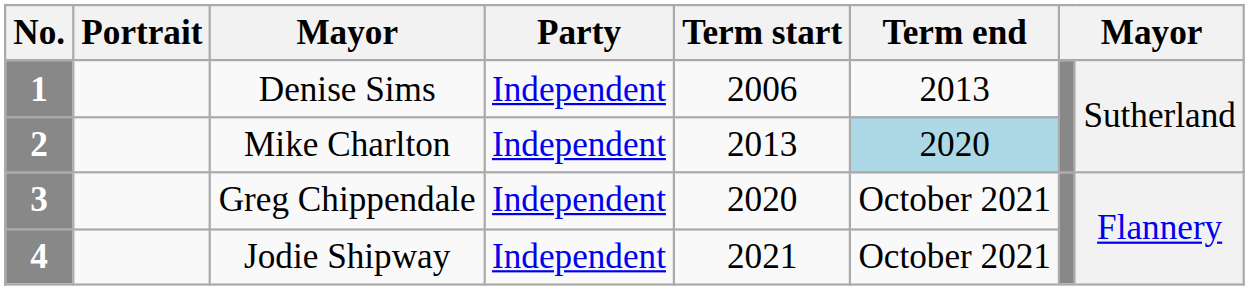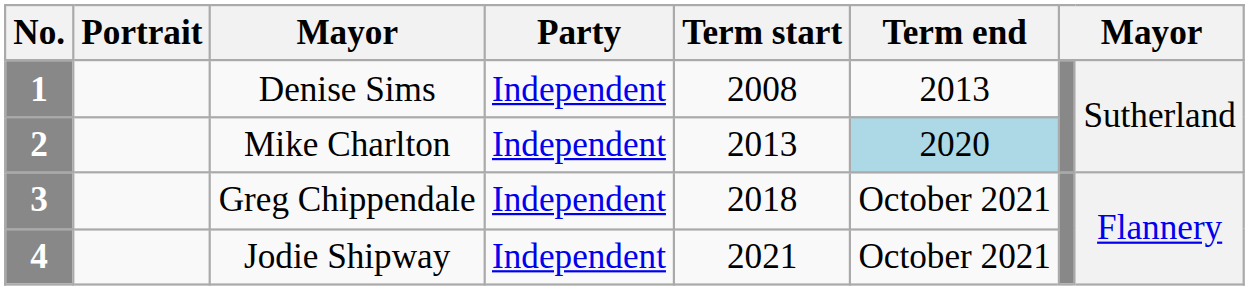(762, 88) 2006 -> (762, 88) 2008
(762, 199) 2020 -> (762, 199) 2018
